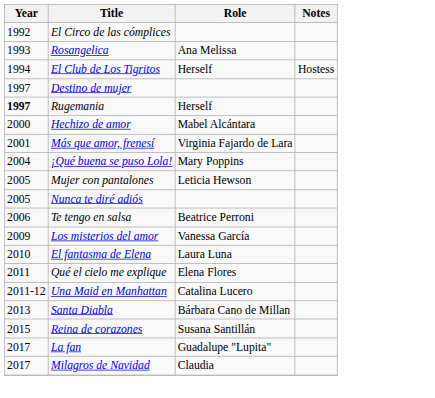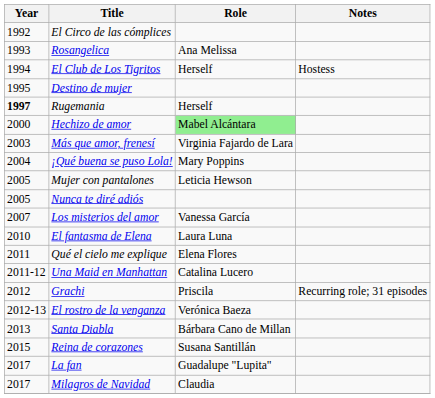(19, 87) 1997 -> (19, 87) 1995
(216, 124) no background -> (217, 124) lightgreen background
(19, 143) 2001 -> (19, 143) 2003
- row: (91, 217)
(19, 236) 2009 -> (19, 217) 2007
+ row: (68, 291)
+ row: (108, 310)
